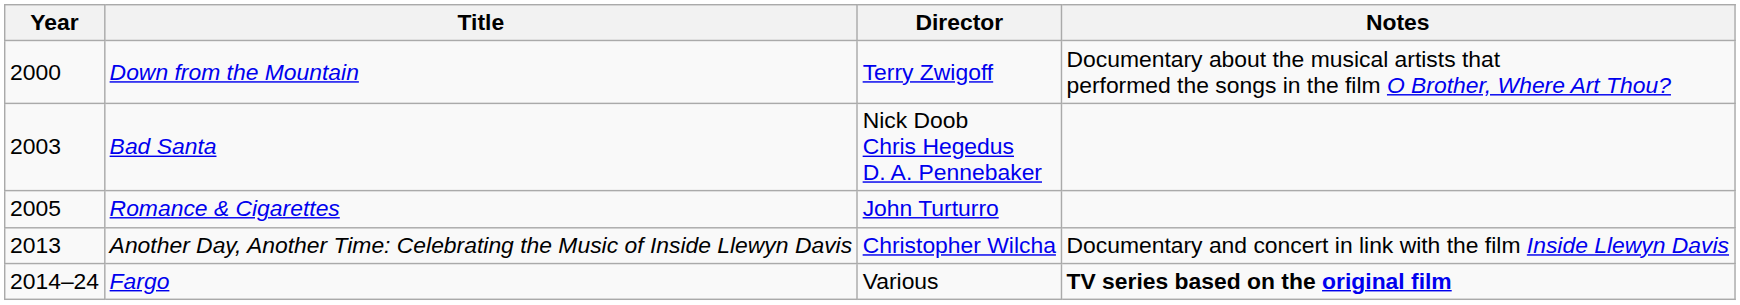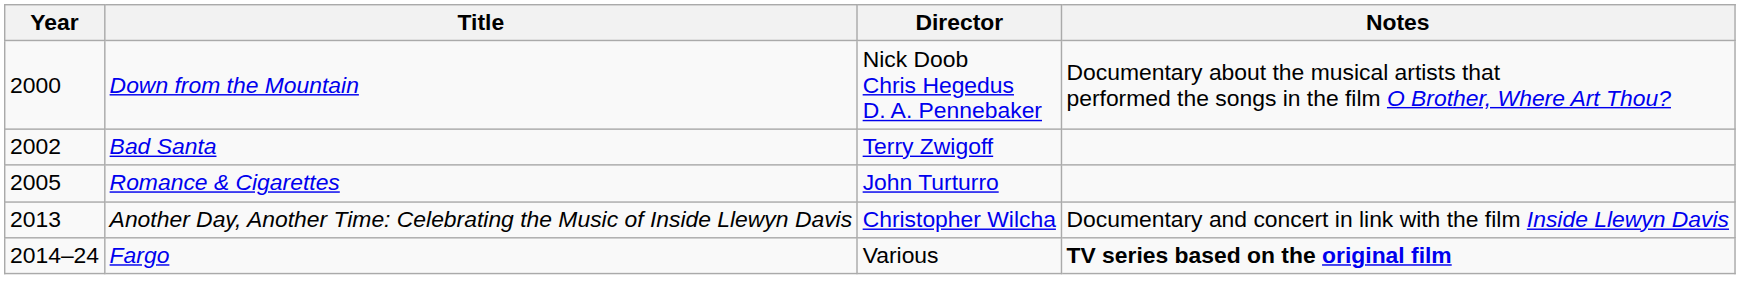(928, 71) Terry Zwigoff -> (952, 84) Nick Doob Chris Hegedus D. A. Pennebaker
(35, 146) 2003 -> (35, 146) 2002
(952, 146) Nick Doob Chris Hegedus D. A. Pennebaker -> (928, 146) Terry Zwigoff
